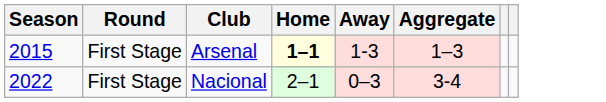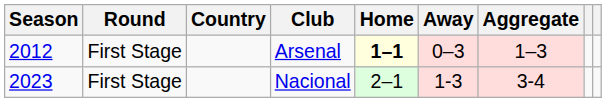+ column: (228, 19)
(31, 50) 2015 -> (31, 50) 2012
(364, 50) 1-3 -> (448, 50) 0–3
(31, 81) 2022 -> (31, 81) 2023
(364, 81) 0–3 -> (448, 81) 1-3
